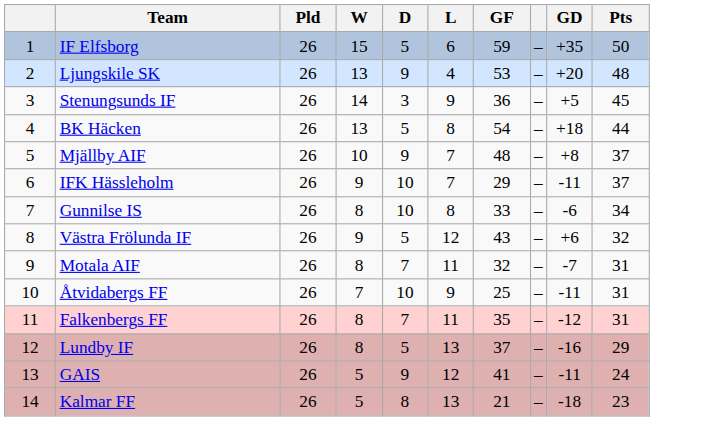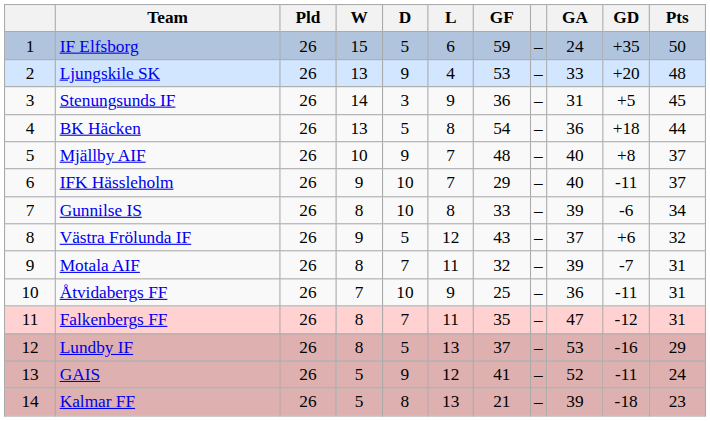+ column: (575, 18)
